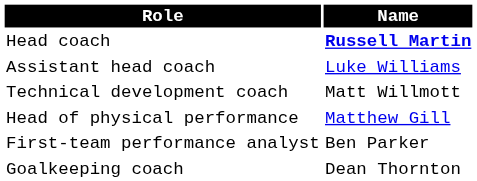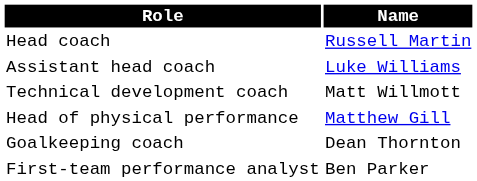(398, 42) bold -> (398, 42) normal
rows swapped: (95, 169) <-> (163, 143)
